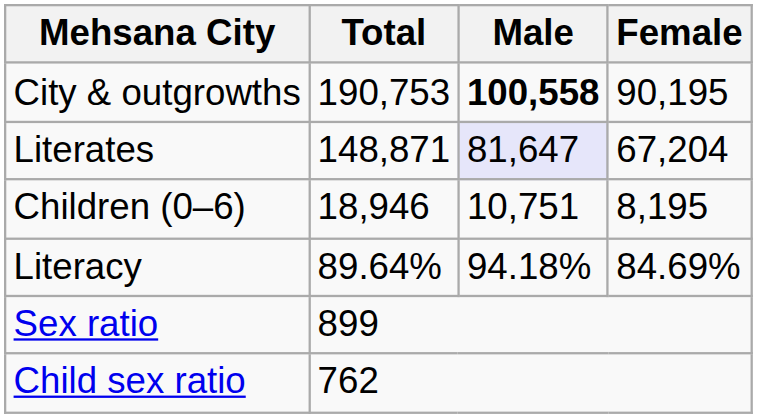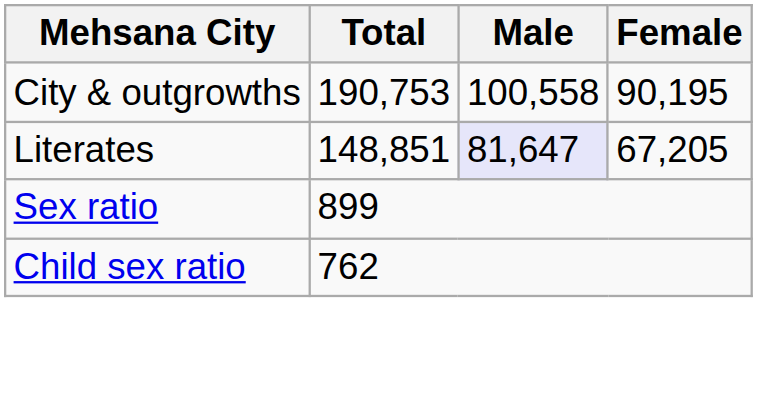(533, 91) bold -> (533, 91) normal
(384, 149) 148,871 -> (384, 149) 148,851
(672, 149) 67,204 -> (672, 149) 67,205
- row: (130, 207)
- row: (78, 265)
